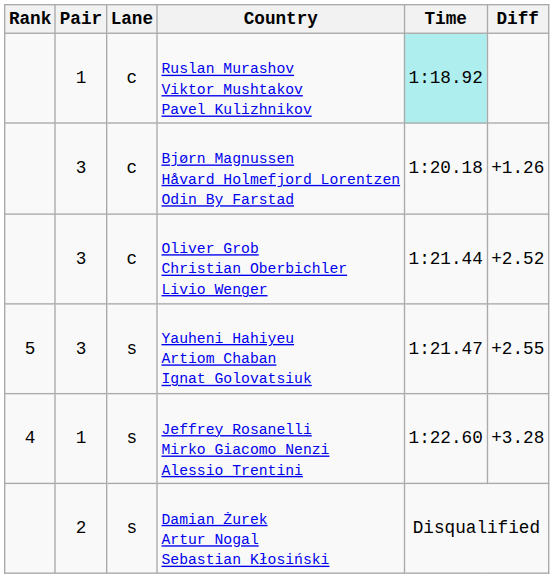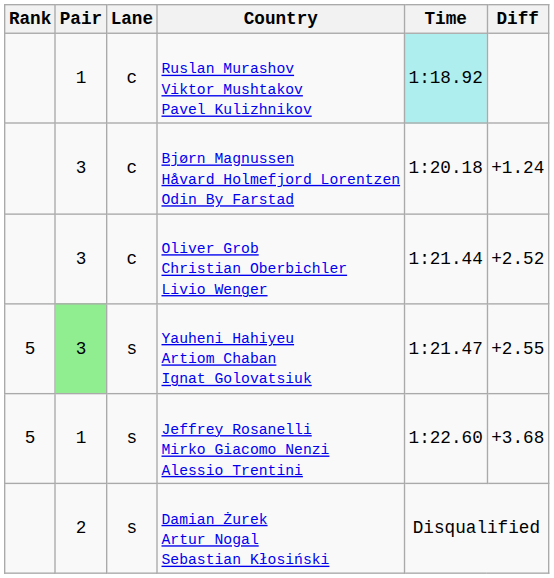(518, 169) +1.26 -> (518, 169) +1.24
(81, 349) no background -> (81, 349) lightgreen background
(30, 439) 4 -> (30, 439) 5
(518, 439) +3.28 -> (518, 439) +3.68
